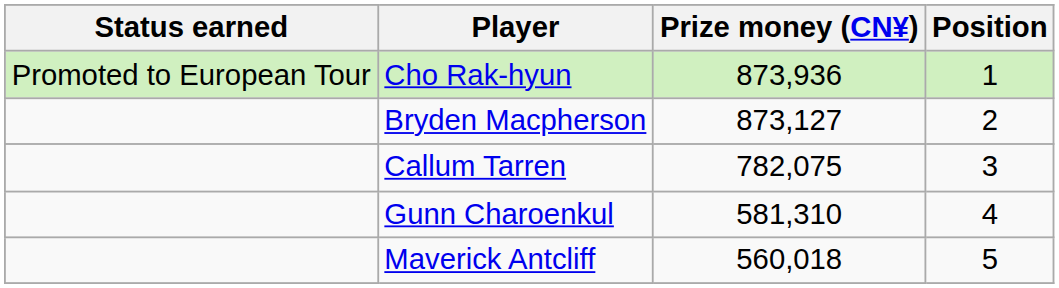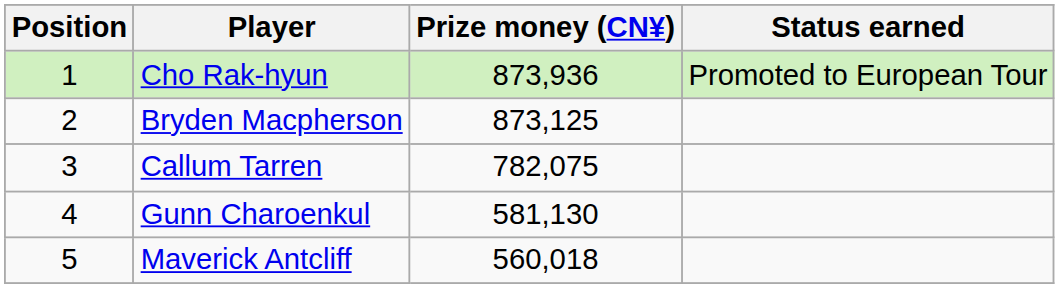columns swapped: (990, 27) <-> (191, 27)
(789, 120) 873,127 -> (546, 120) 873,125
(789, 213) 581,310 -> (546, 213) 581,130
